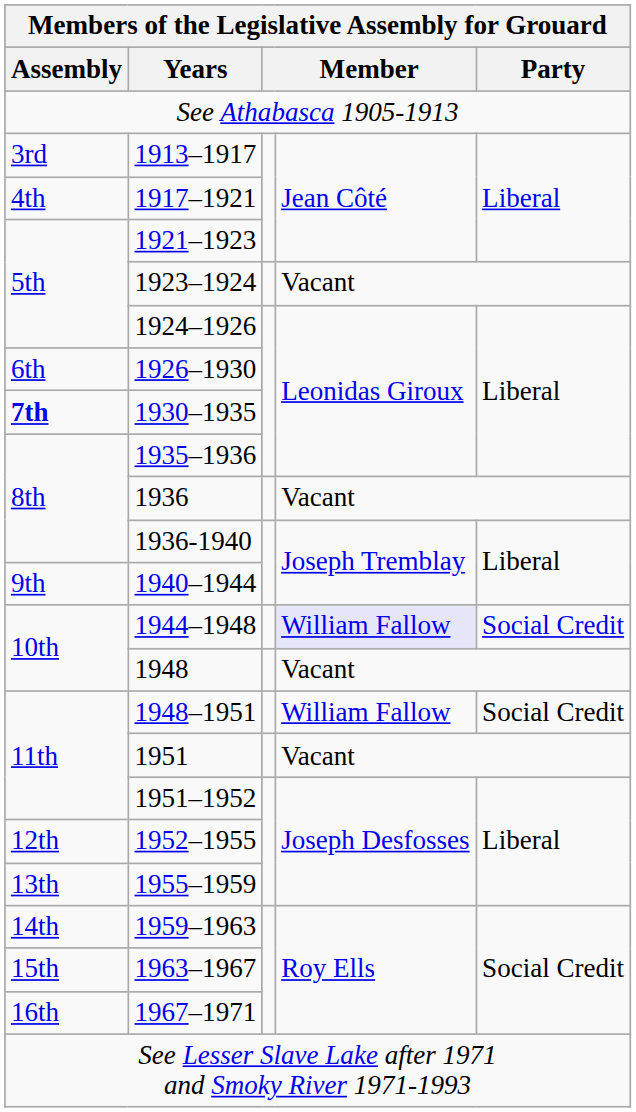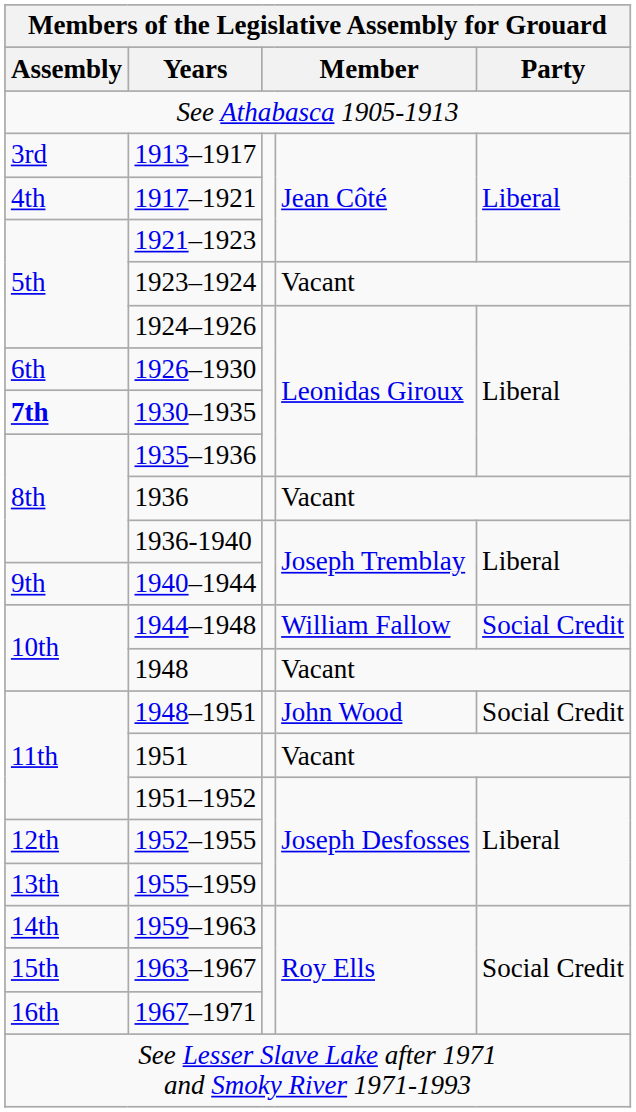(366, 626) lavender background -> (366, 626) no background
(366, 712) William Fallow -> (342, 712) John Wood
